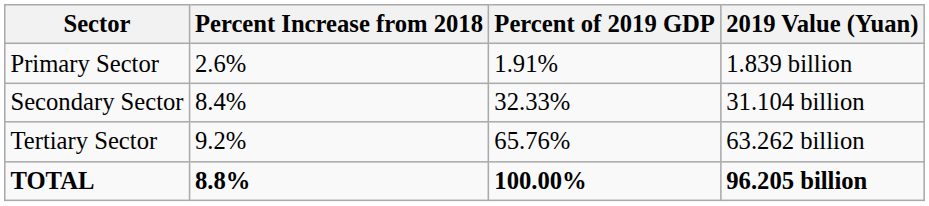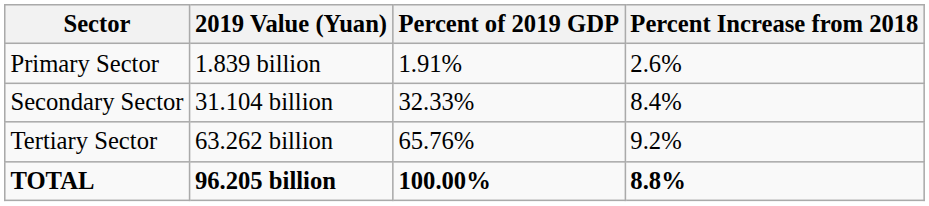columns swapped: (822, 24) <-> (339, 24)
